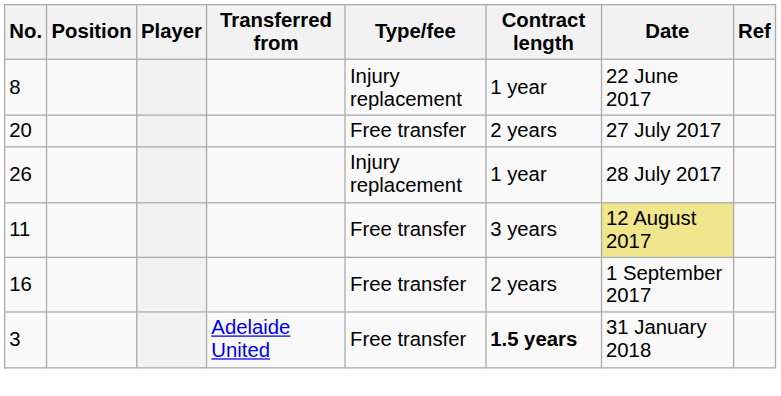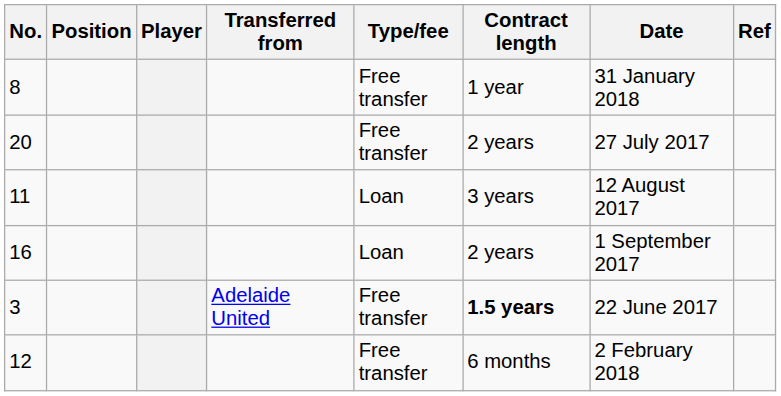(406, 87) Injury replacement -> (393, 87) Free transfer
(642, 87) 22 June 2017 -> (645, 87) 31 January 2018
- row: (21, 174)
(408, 229) Free transfer -> (381, 197) Loan
(651, 229) khaki background -> (640, 197) no background
(408, 284) Free transfer -> (381, 252) Loan
(656, 339) 31 January 2018 -> (656, 307) 22 June 2017
+ row: (21, 362)
